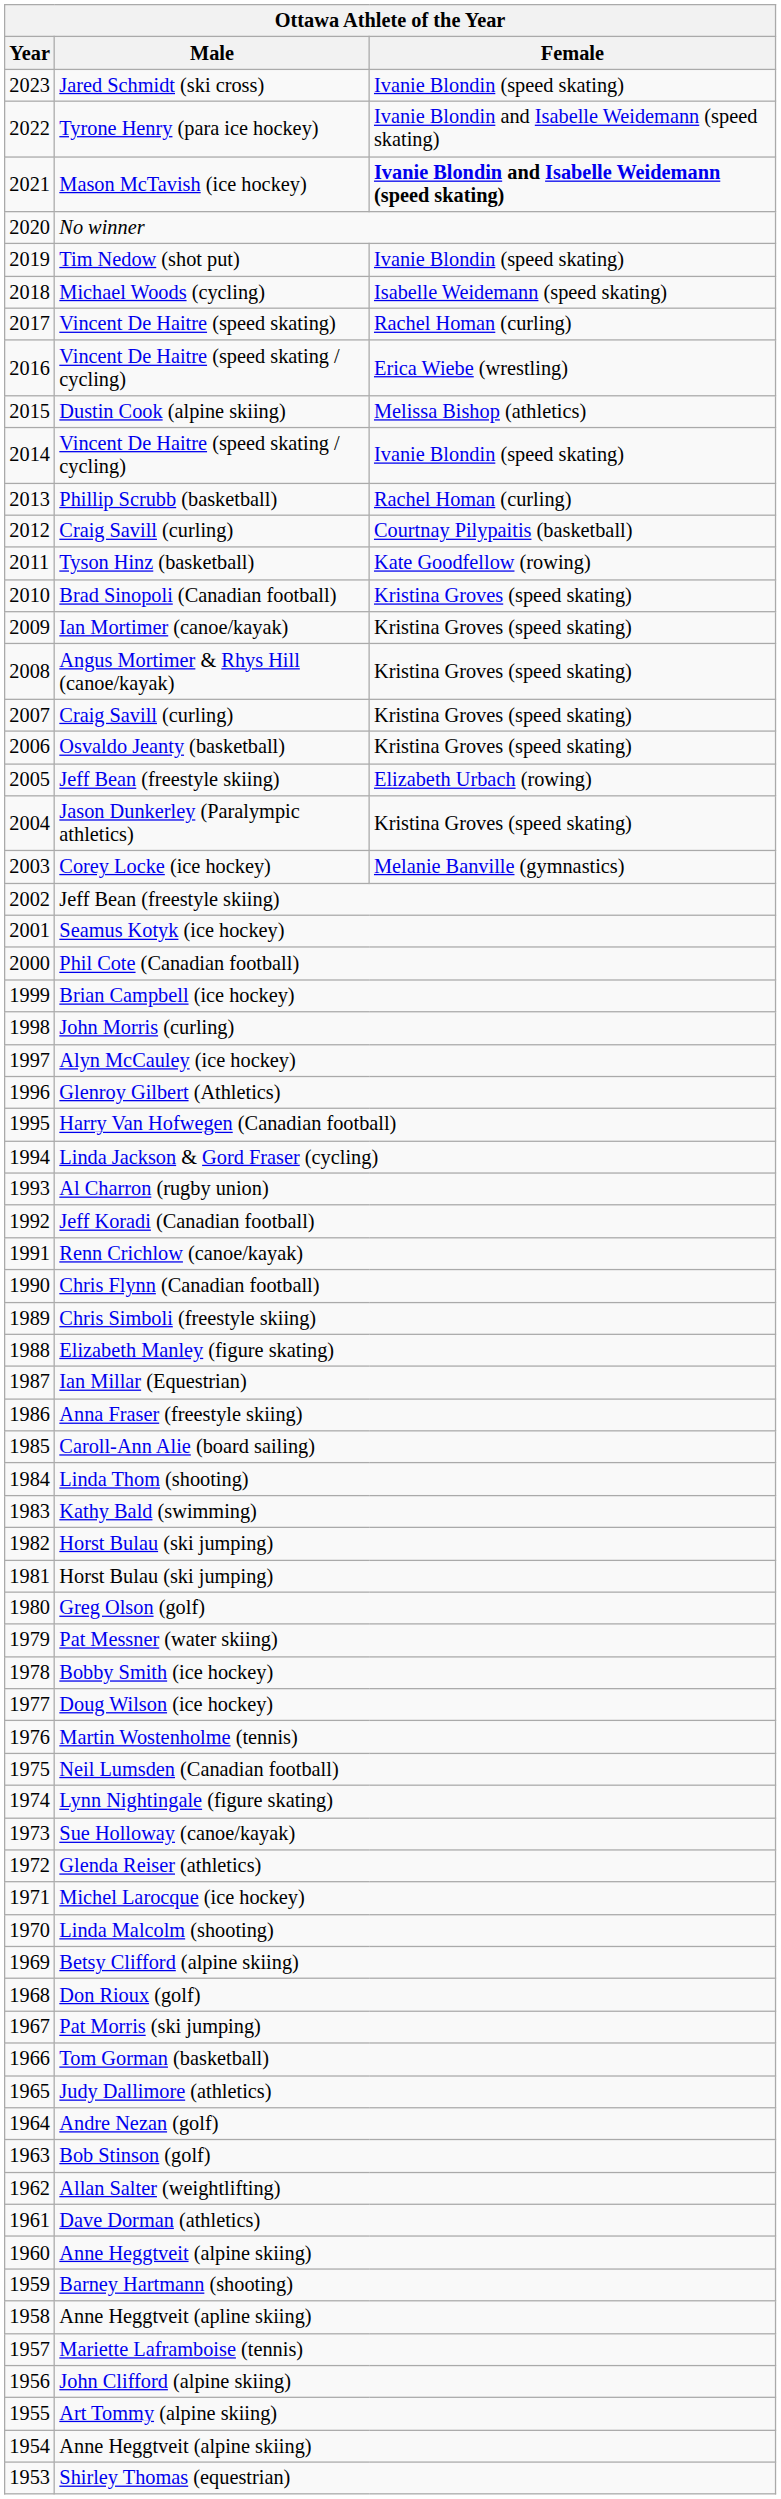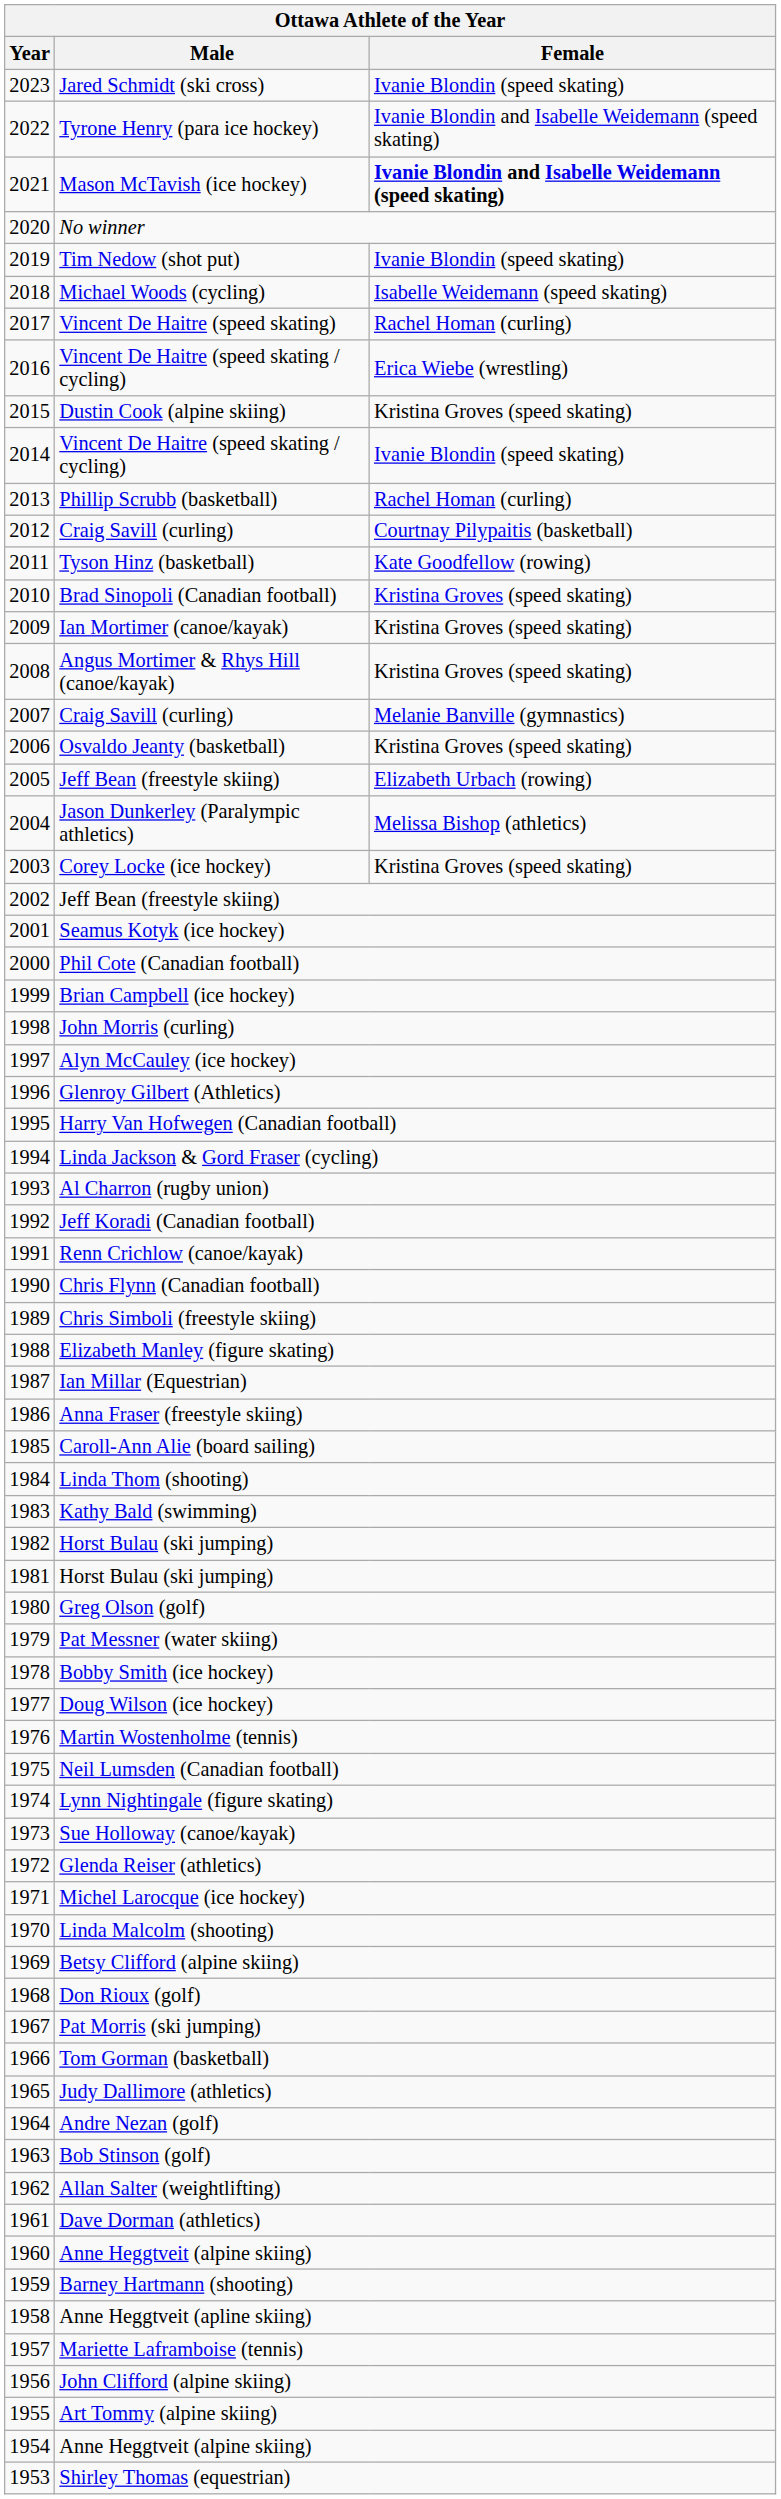(480, 411) Melissa Bishop (athletics) -> (503, 411) Kristina Groves (speed skating)
(503, 714) Kristina Groves (speed skating) -> (499, 714) Melanie Banville (gymnastics)
(503, 823) Kristina Groves (speed skating) -> (480, 823) Melissa Bishop (athletics)
(499, 866) Melanie Banville (gymnastics) -> (503, 866) Kristina Groves (speed skating)
